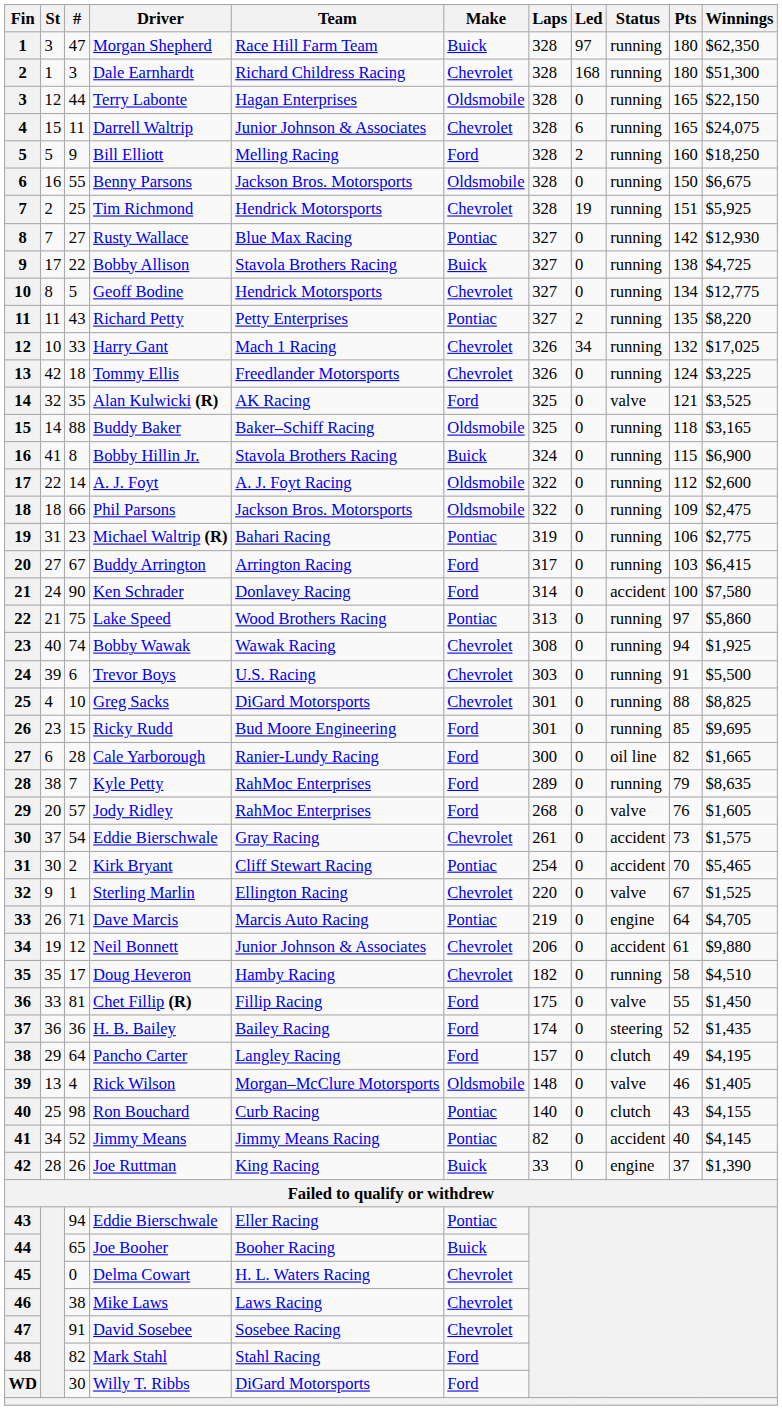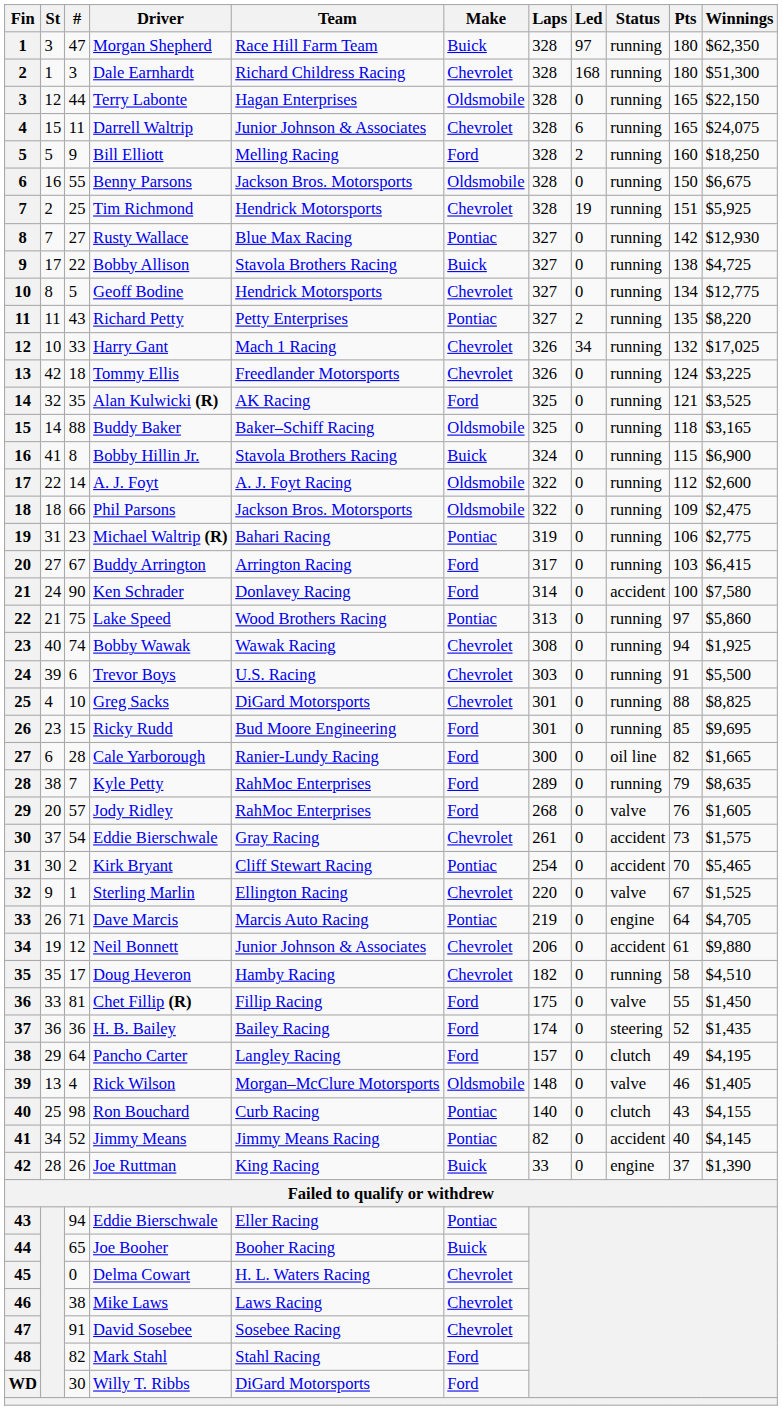(628, 400) valve -> (636, 400) running
